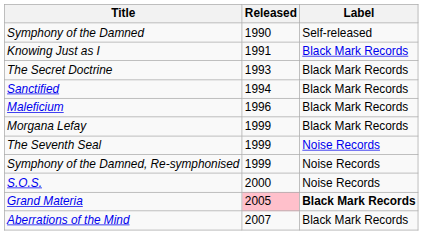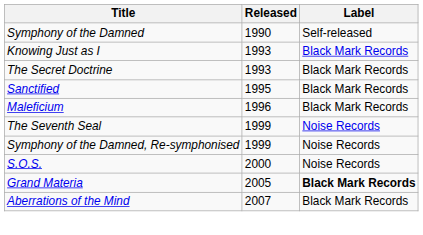(258, 51) 1991 -> (258, 51) 1993
(258, 88) 1994 -> (258, 88) 1995
- row: (47, 126)
(258, 201) pink background -> (258, 182) no background
